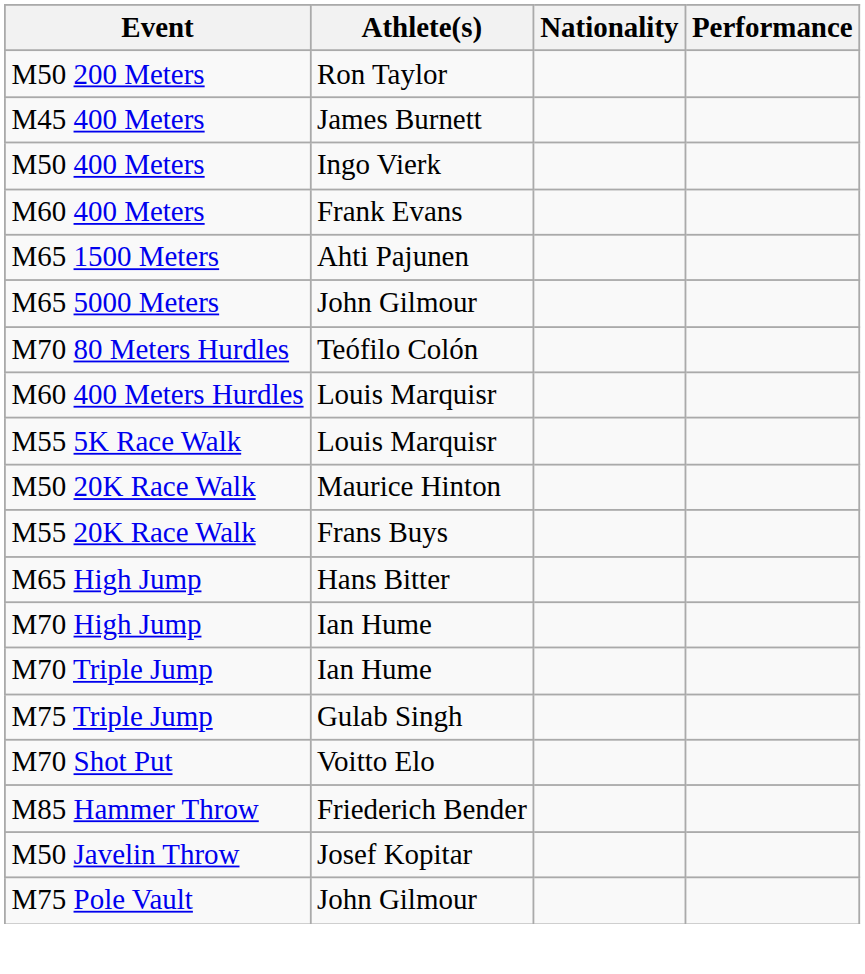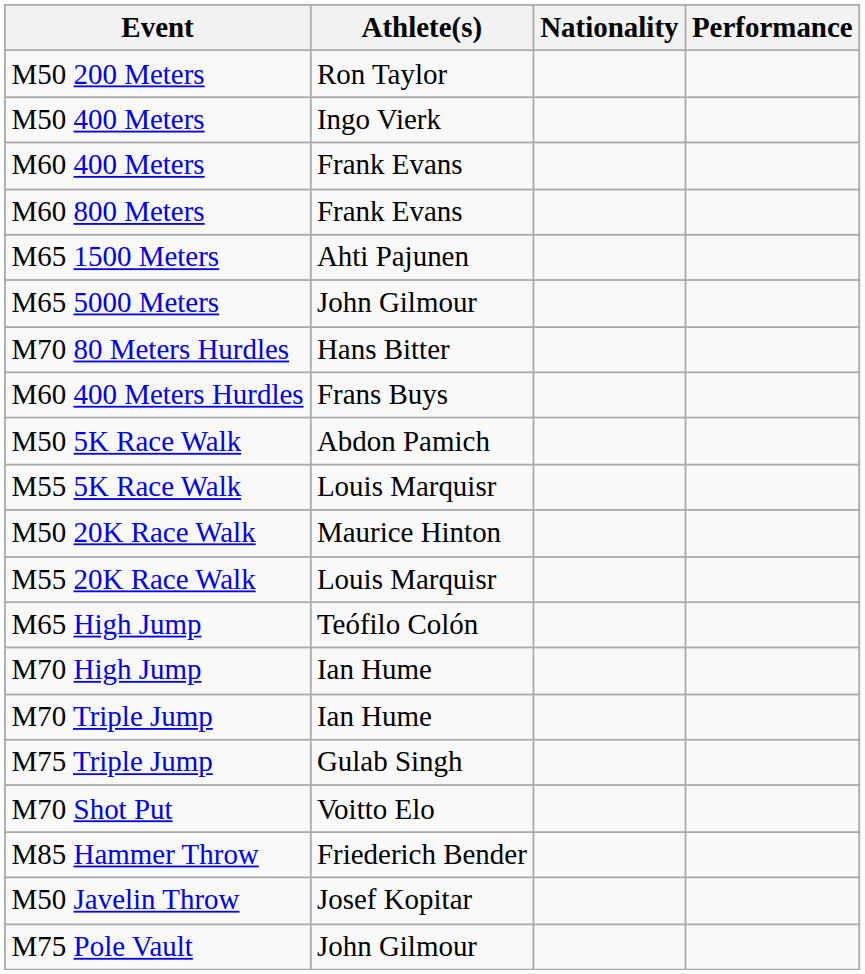- row: (108, 119)
+ row: (108, 211)
(398, 348) Teófilo Colón -> (383, 348) Hans Bitter
(407, 394) Louis Marquisr -> (383, 394) Frans Buys
+ row: (126, 440)
(383, 532) Frans Buys -> (407, 578) Louis Marquisr
(383, 578) Hans Bitter -> (398, 624) Teófilo Colón
